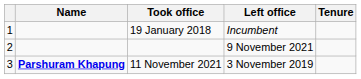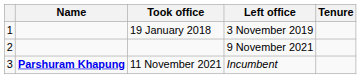(252, 30) Incumbent -> (270, 30) 3 November 2019
(270, 64) 3 November 2019 -> (252, 64) Incumbent
